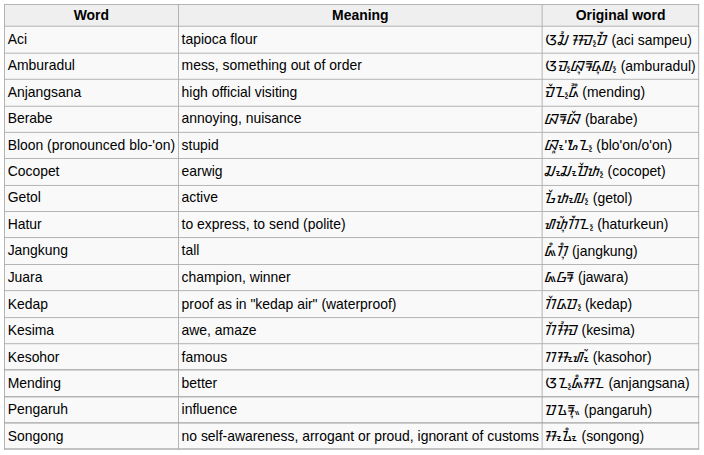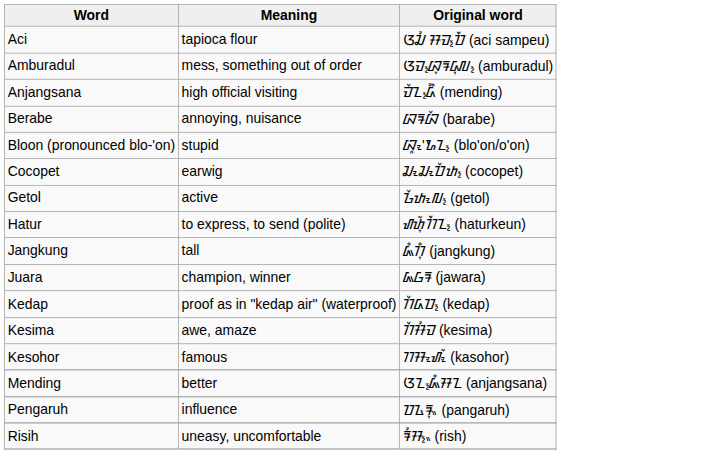+ row: (23, 436)
- row: (36, 436)
